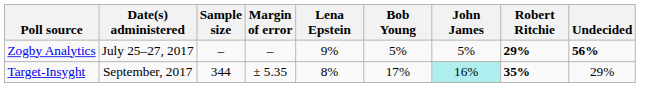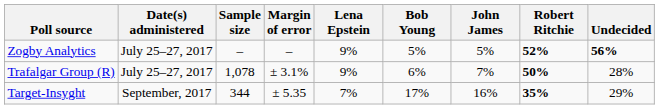(517, 51) 29% -> (536, 51) 52%
+ row: (61, 72)
(330, 72) 8% -> (349, 93) 7%
(466, 72) paleturquoise background -> (485, 93) no background
